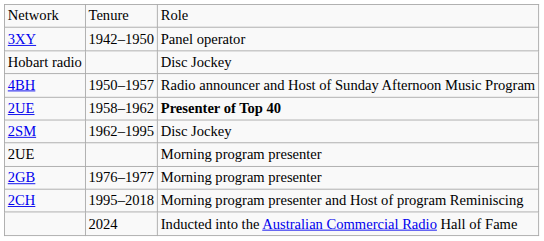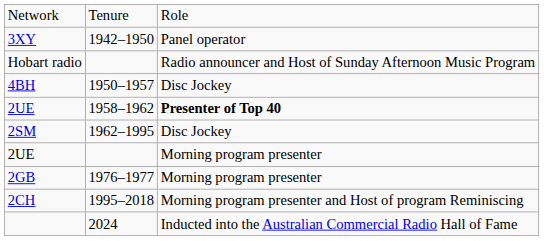(196, 62) Disc Jockey -> (348, 62) Radio announcer and Host of Sunday Afternoon Music Program
(348, 85) Radio announcer and Host of Sunday Afternoon Music Program -> (196, 85) Disc Jockey
